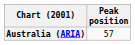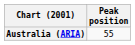(109, 34) 57 -> (109, 34) 55
